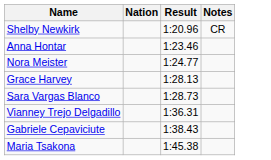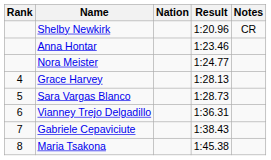+ column: (20, 12)
